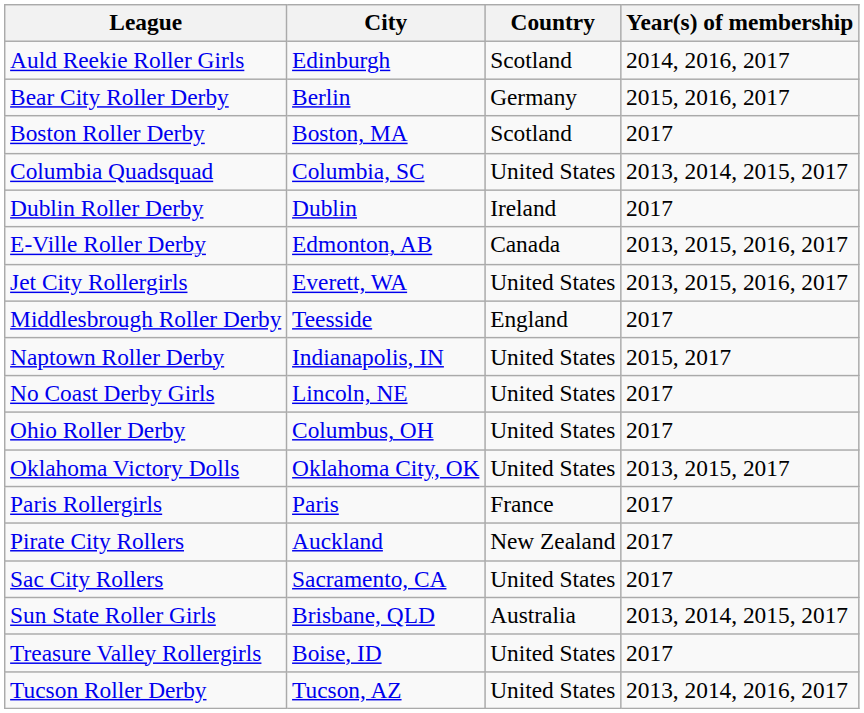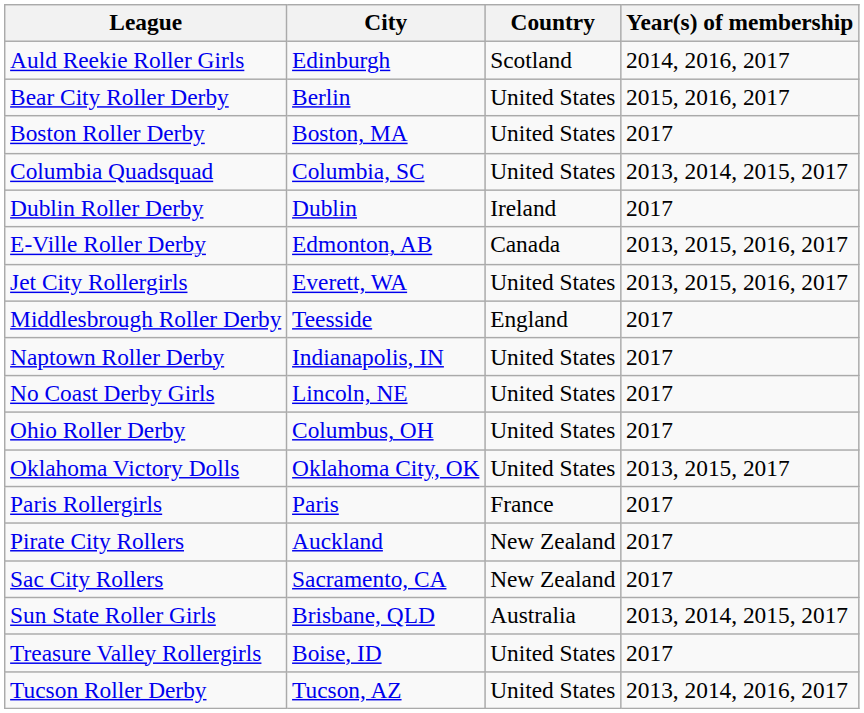(534, 97) Germany -> (553, 97) United States
(531, 134) Scotland -> (553, 134) United States
(679, 356) 2015, 2017 -> (649, 356) 2017
(553, 578) United States -> (553, 578) New Zealand
